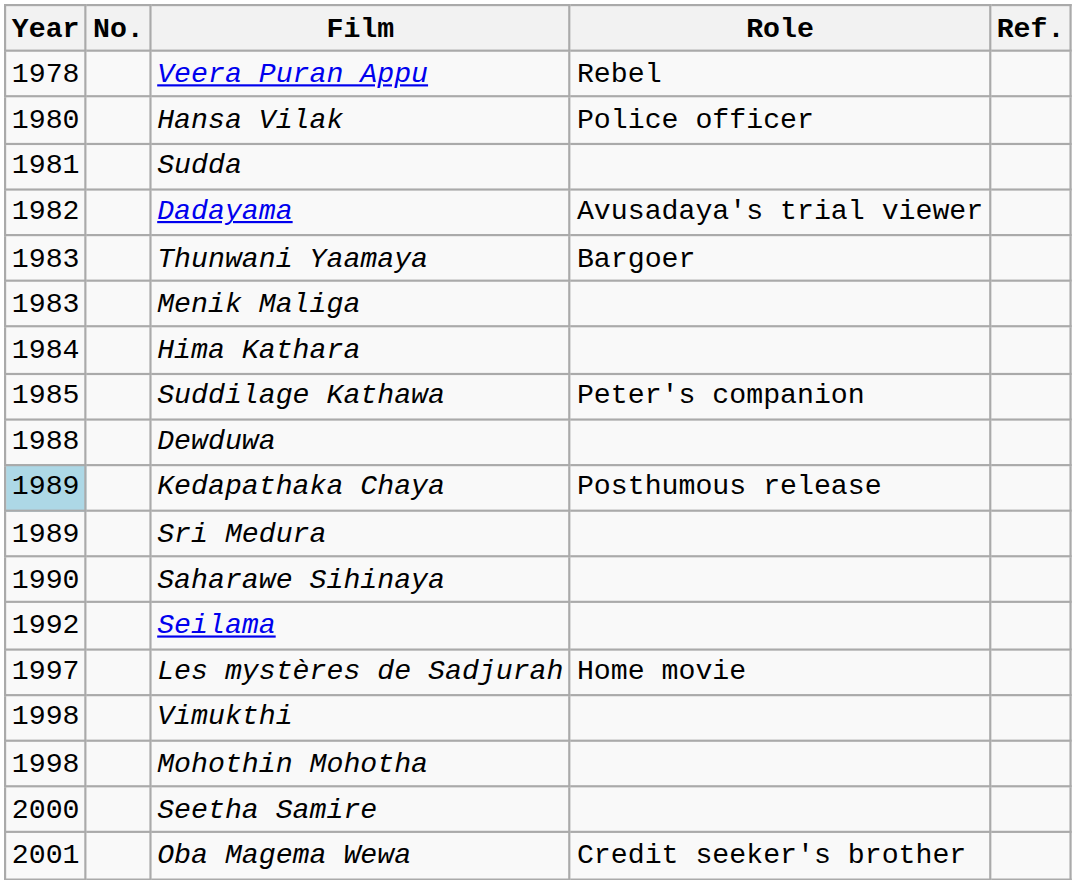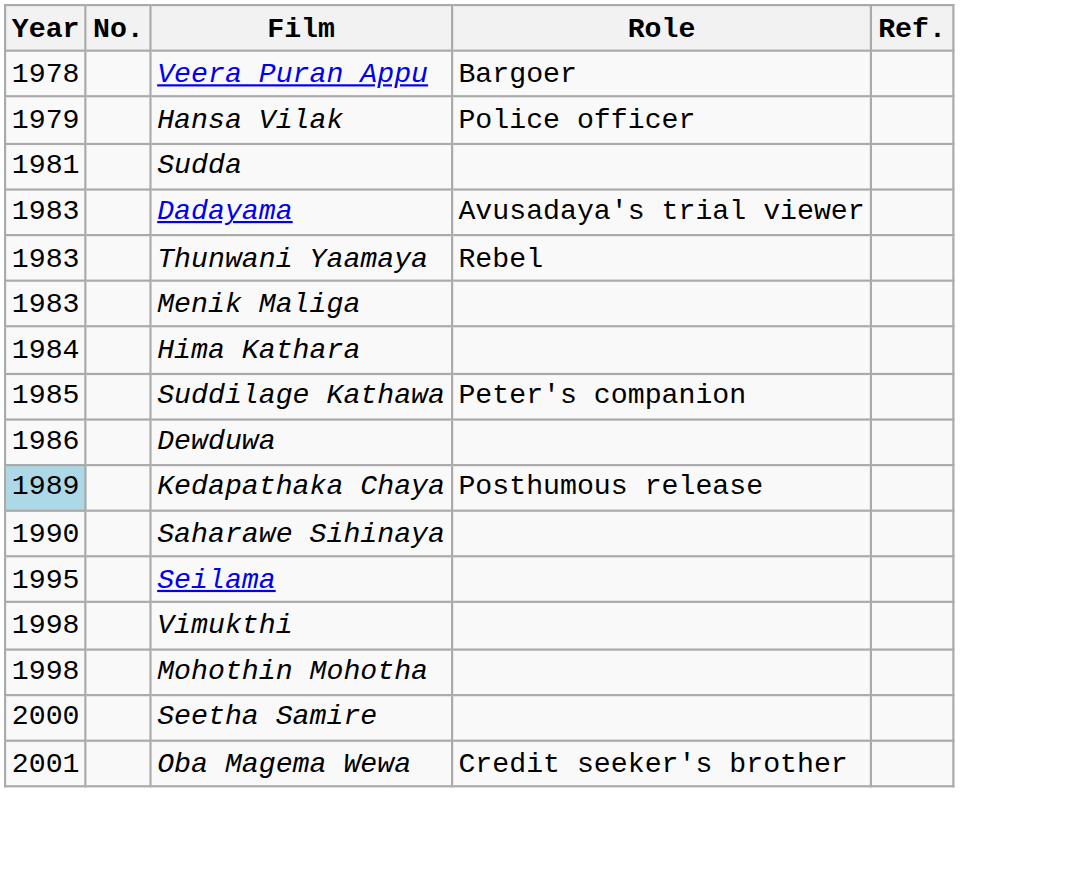(619, 74) Rebel -> (518, 74) Bargoer
(46, 120) 1980 -> (46, 120) 1979
(46, 212) 1982 -> (46, 212) 1983
(636, 258) Bargoer -> (501, 258) Rebel
(46, 442) 1988 -> (46, 442) 1986
- row: (242, 534)
(46, 626) 1992 -> (46, 580) 1995
- row: (360, 672)
